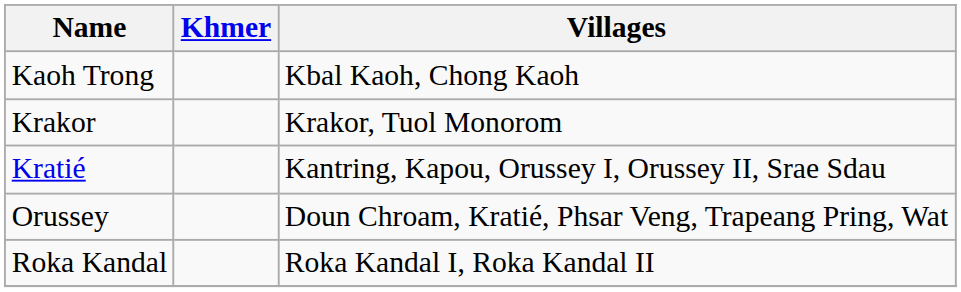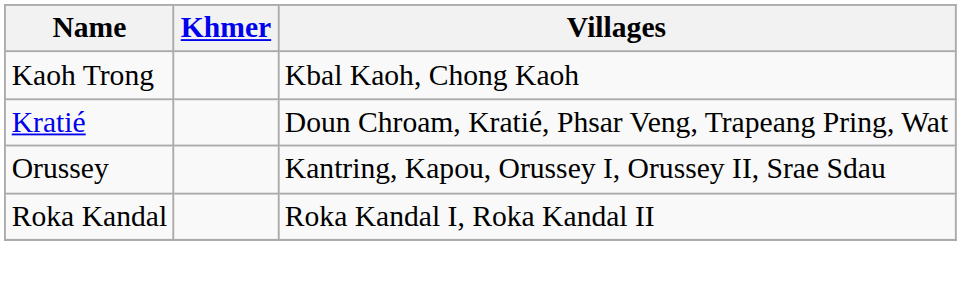- row: (54, 121)
(585, 168) Kantring, Kapou, Orussey I, Orussey II, Srae Sdau -> (616, 121) Doun Chroam, Kratié, Phsar Veng, Trapeang Pring, Wat
(616, 215) Doun Chroam, Kratié, Phsar Veng, Trapeang Pring, Wat -> (585, 168) Kantring, Kapou, Orussey I, Orussey II, Srae Sdau
